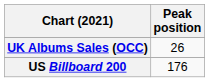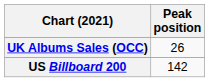(177, 67) 176 -> (177, 67) 142
